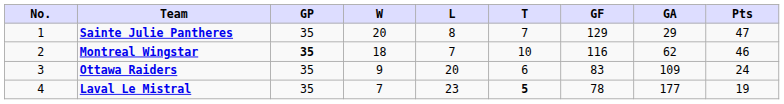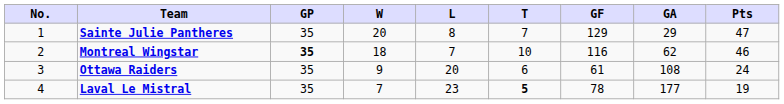(597, 70) 83 -> (597, 70) 61
(670, 70) 109 -> (670, 70) 108
